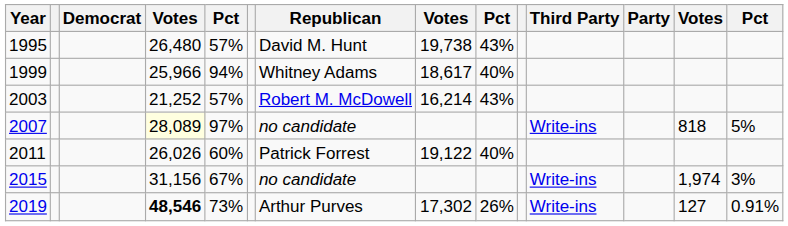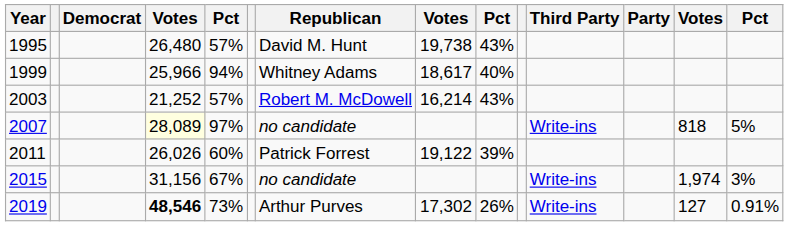(497, 153) 40% -> (497, 153) 39%
